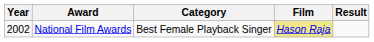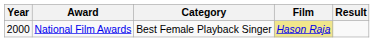(18, 29) 2002 -> (18, 29) 2000
